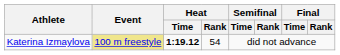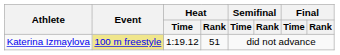(183, 43) bold -> (182, 43) normal
(215, 43) 54 -> (214, 43) 51
